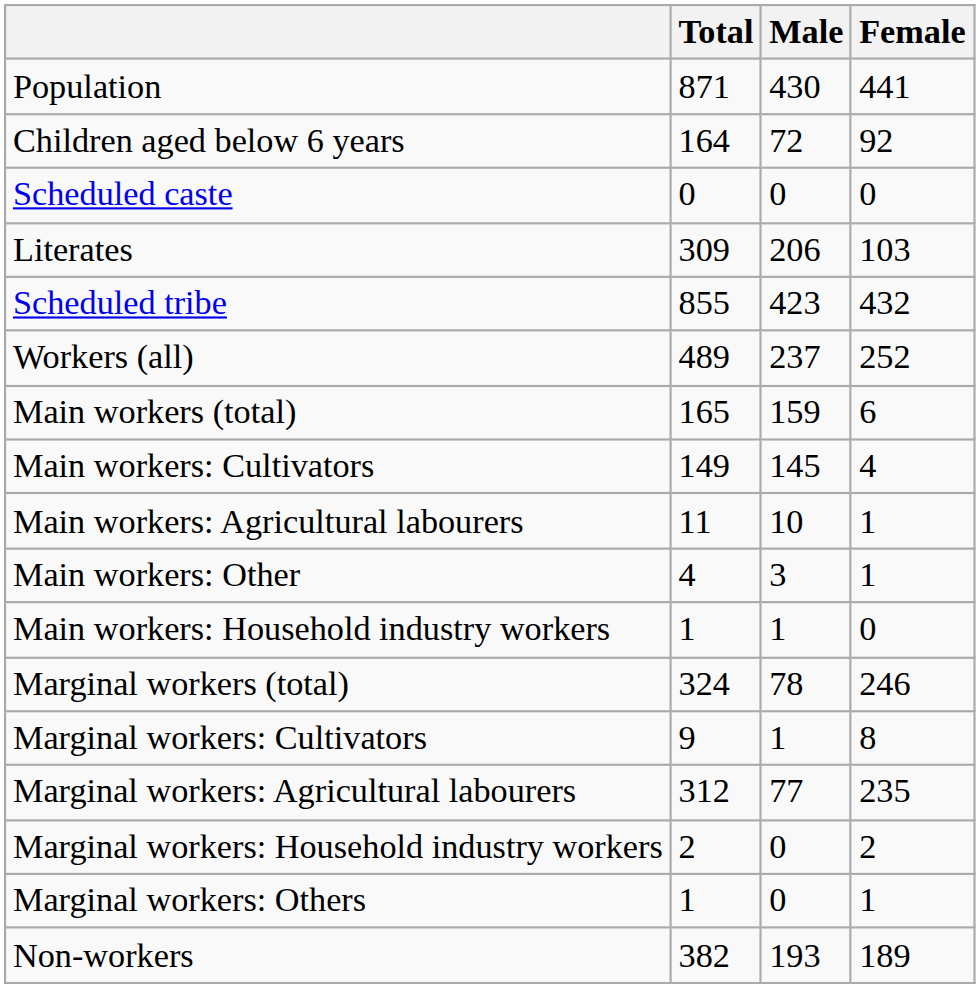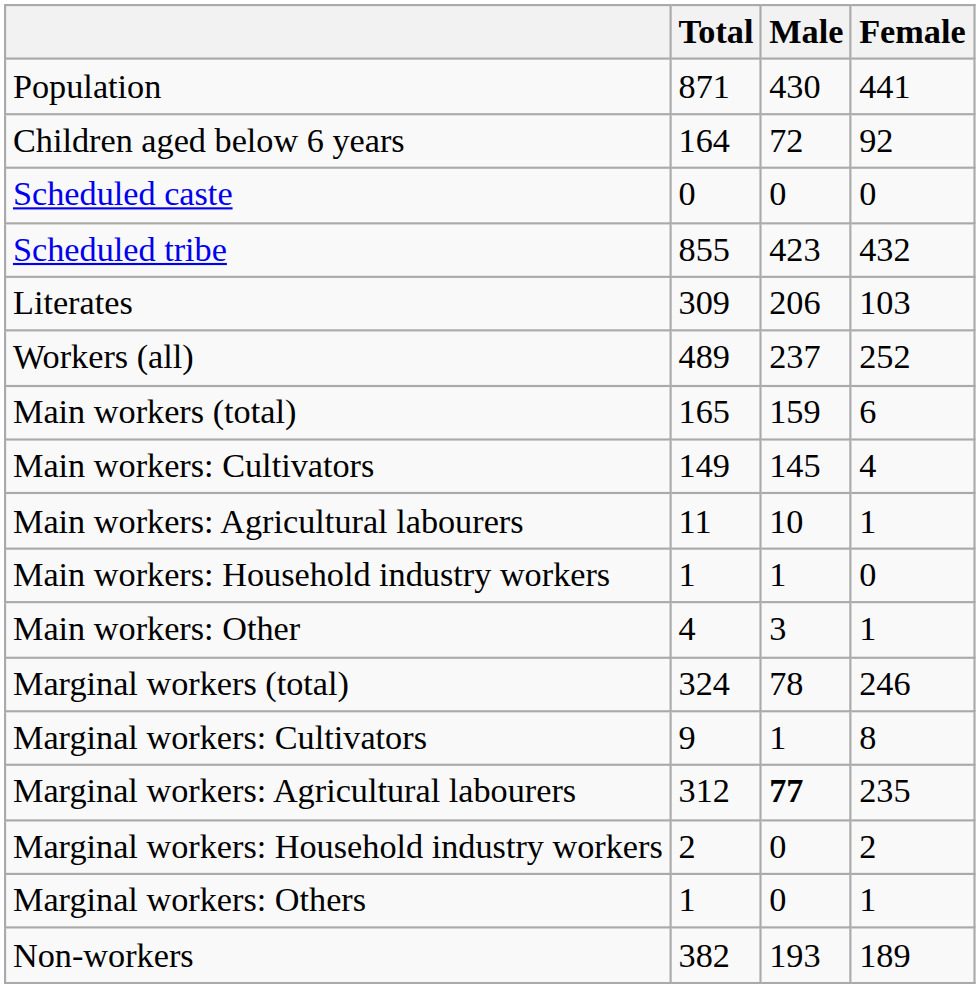rows swapped: (120, 303) <-> (73, 248)
rows swapped: (312, 628) <-> (157, 574)
(786, 791) normal -> (786, 791) bold
